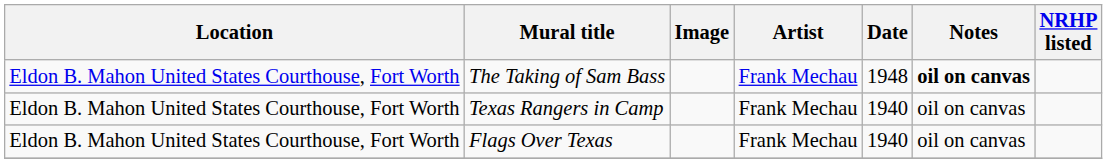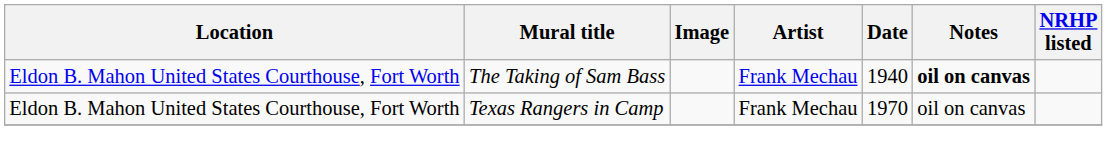(887, 76) 1948 -> (887, 76) 1940
(887, 108) 1940 -> (887, 108) 1970
- row: (541, 141)
